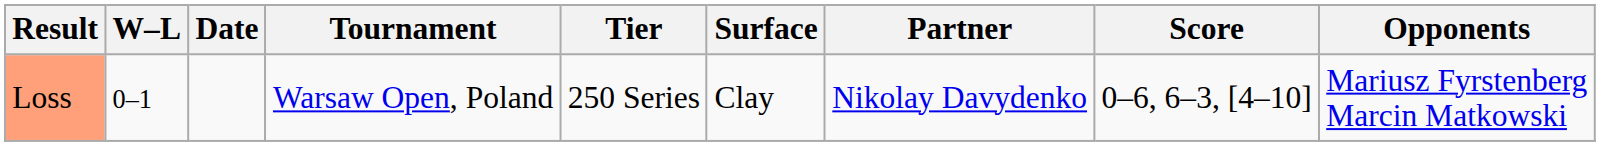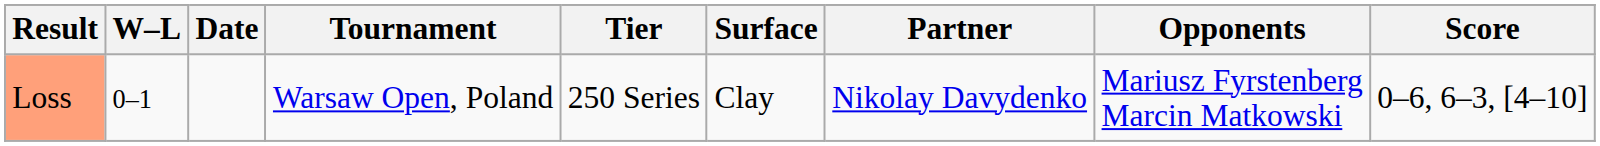columns swapped: (1457, 29) <-> (1207, 29)
